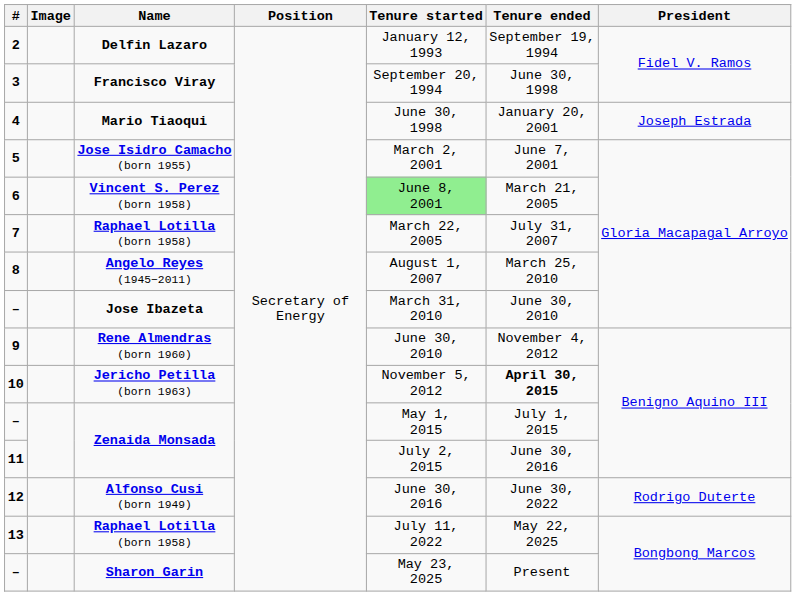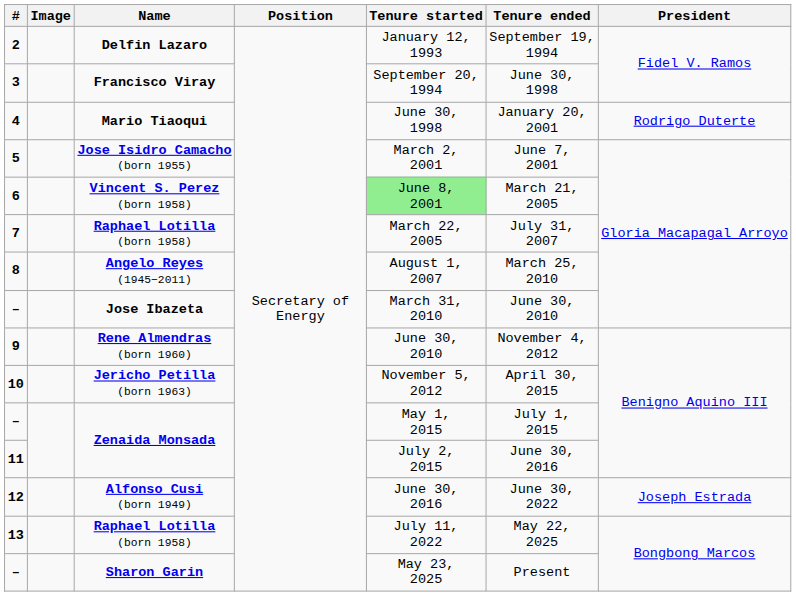(694, 121) Joseph Estrada -> (694, 121) Rodrigo Duterte
(542, 384) bold -> (542, 384) normal
(694, 497) Rodrigo Duterte -> (694, 497) Joseph Estrada
